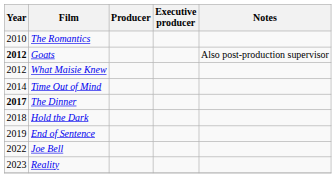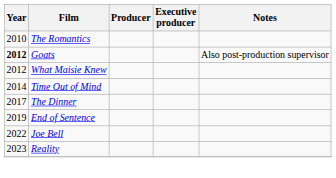(17, 102) bold -> (17, 102) normal
- row: (60, 117)
